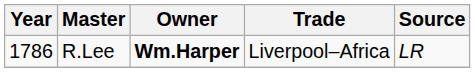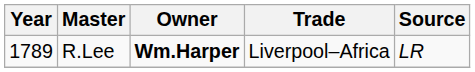(31, 51) 1786 -> (31, 51) 1789
